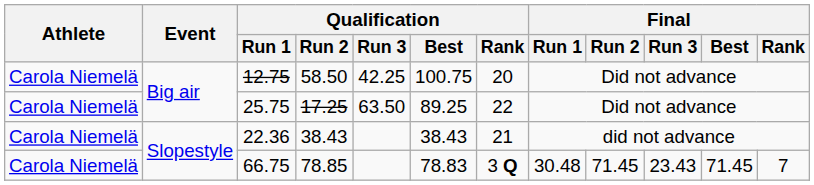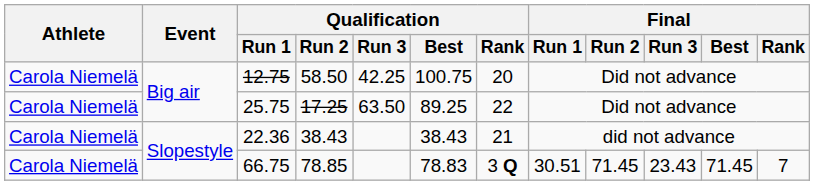(557, 166) 30.48 -> (557, 166) 30.51
